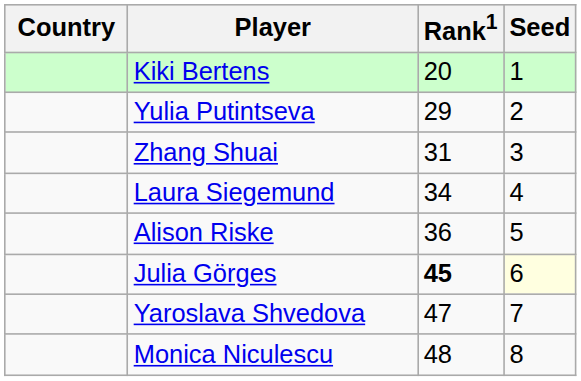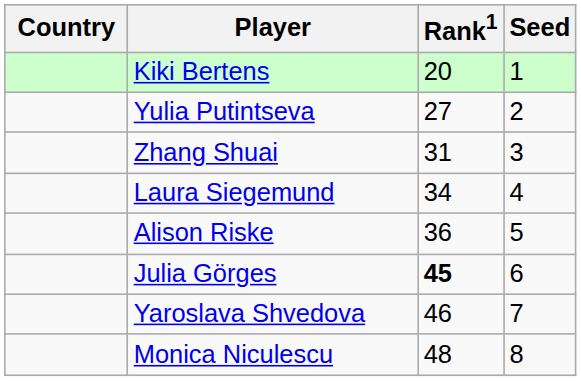(438, 112) 29 -> (438, 112) 27
(516, 273) lightyellow background -> (516, 273) no background
(438, 313) 47 -> (438, 313) 46
